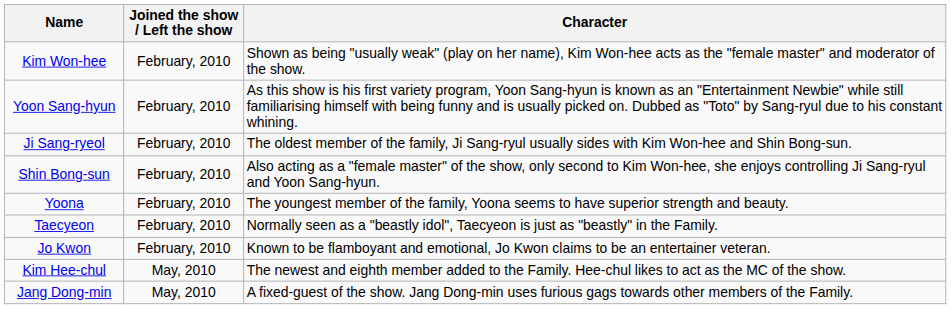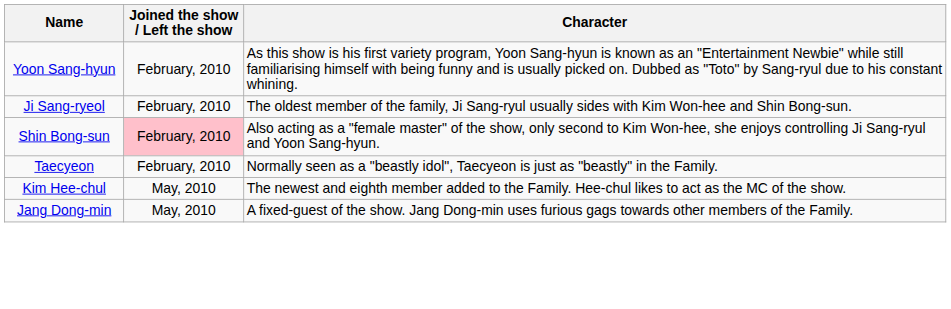- row: (64, 61)
(184, 174) no background -> (184, 136) pink background
- row: (64, 204)
- row: (64, 248)
